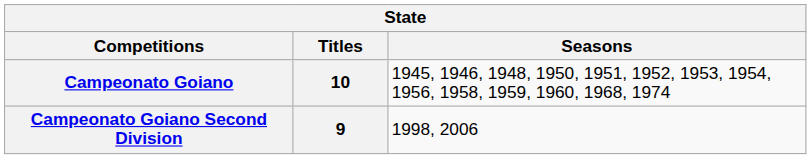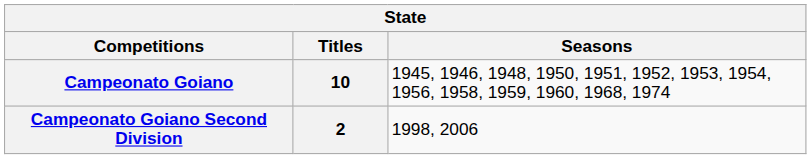(340, 129) 9 -> (340, 129) 2
